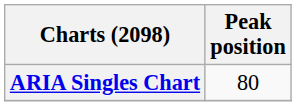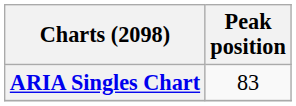(248, 82) 80 -> (248, 82) 83
